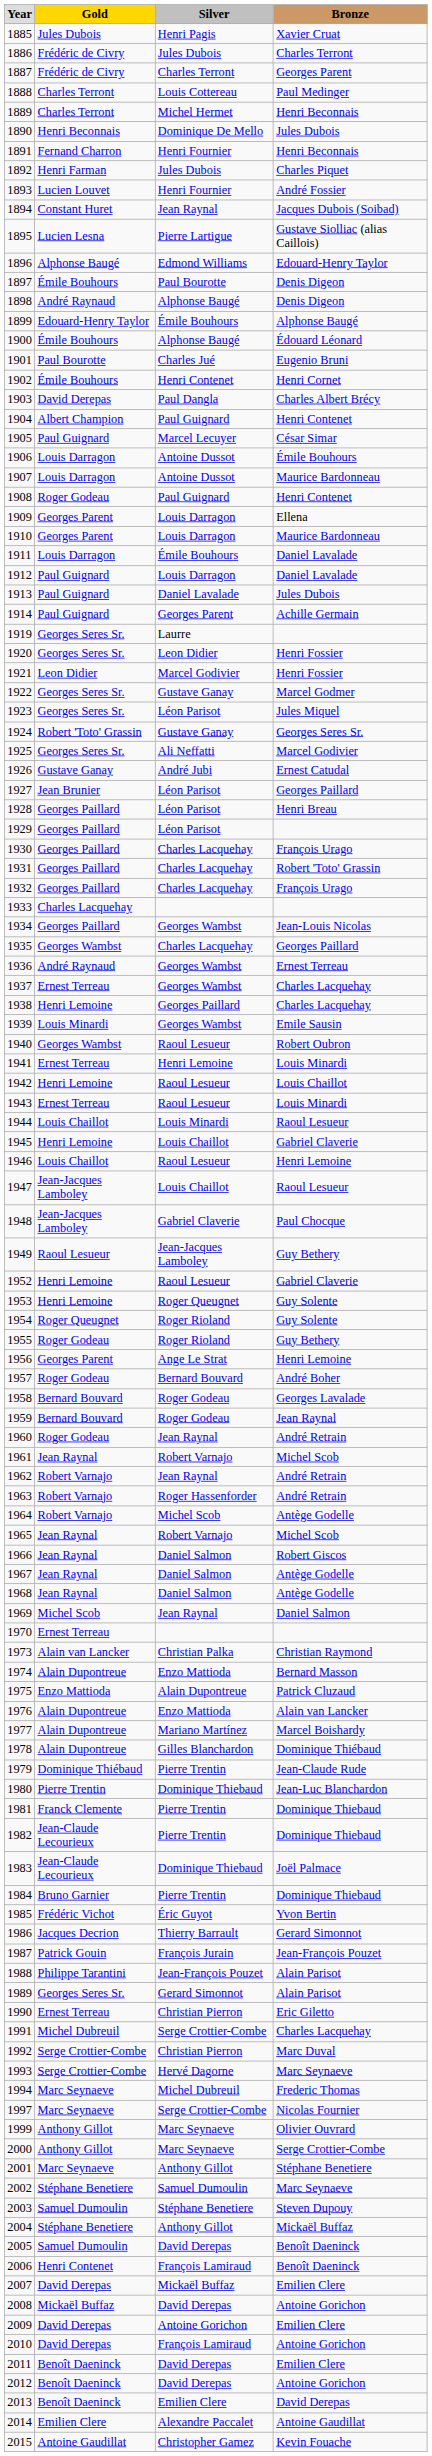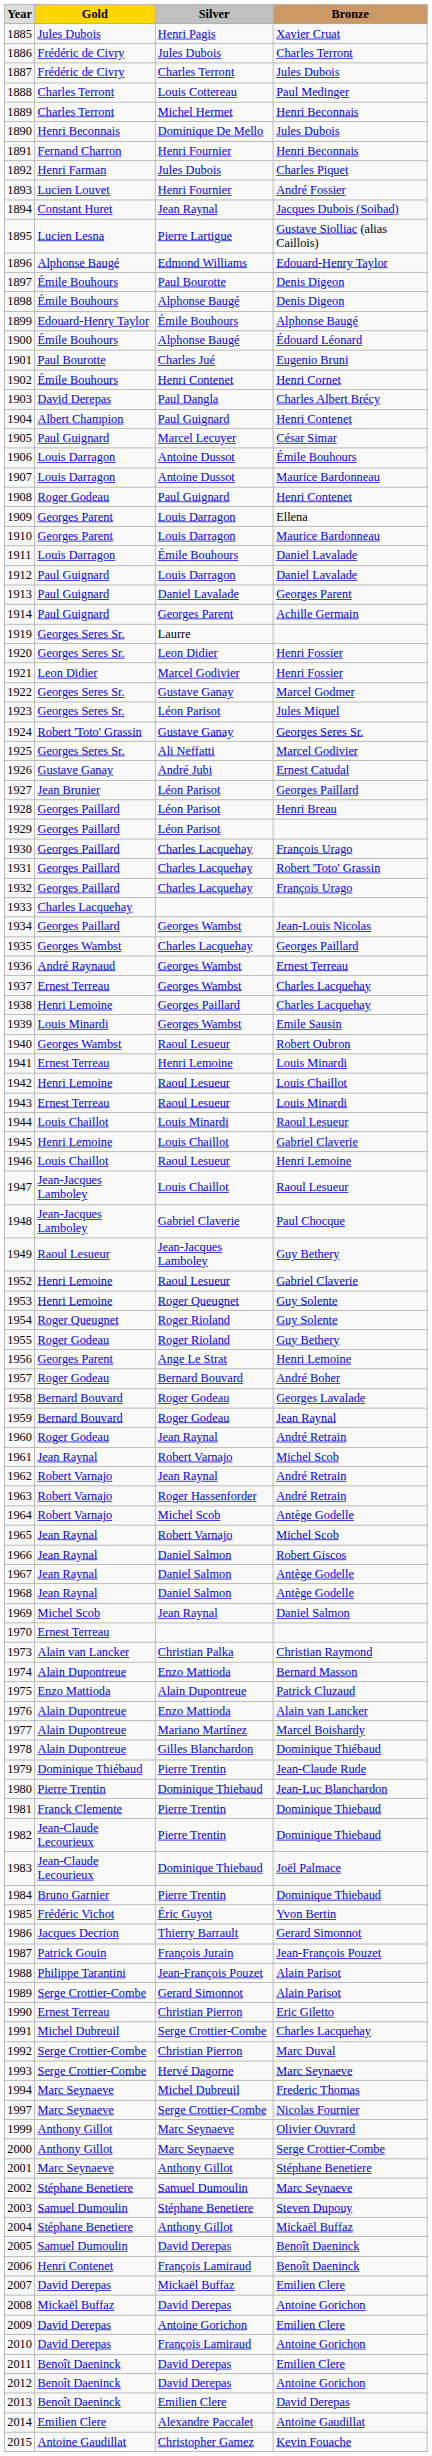(314, 72) Georges Parent -> (308, 72) Jules Dubois
(76, 301) André Raynaud -> (78, 301) Émile Bouhours
(308, 594) Jules Dubois -> (314, 594) Georges Parent
(81, 1992) Georges Seres Sr. -> (92, 1992) Serge Crottier-Combe
